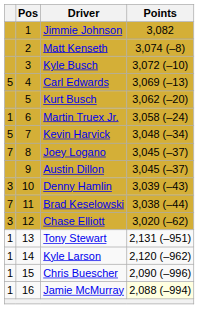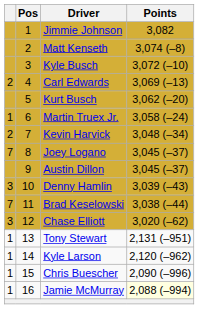(10, 83) 5 -> (10, 83) 2
(10, 134) 5 -> (10, 134) 2
